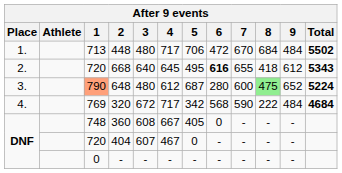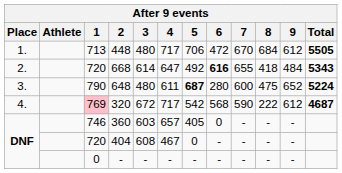(293, 50) 484 -> (293, 50) 612
(321, 50) 5502 -> (321, 50) 5505
(145, 68) 640 -> (145, 68) 614
(170, 68) 645 -> (170, 68) 647
(195, 68) 495 -> (195, 68) 492
(293, 68) 612 -> (293, 68) 484
(96, 86) lightsalmon background -> (96, 86) no background
(170, 86) 612 -> (170, 86) 611
(195, 86) normal -> (195, 86) bold
(268, 86) lightgreen background -> (268, 86) no background
(96, 104) no background -> (96, 104) pink background
(195, 104) 342 -> (195, 104) 542
(293, 104) 484 -> (293, 104) 612
(321, 104) 4684 -> (321, 104) 4687
(96, 123) 748 -> (96, 123) 746
(145, 123) 608 -> (145, 123) 603
(170, 123) 667 -> (170, 123) 657
(145, 141) 607 -> (145, 141) 608
